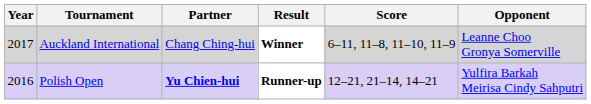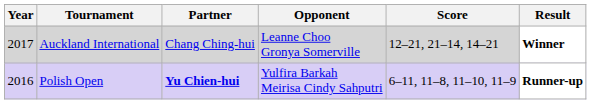columns swapped: (522, 15) <-> (291, 15)
(392, 44) 6–11, 11–8, 11–10, 11–9 -> (444, 44) 12–21, 21–14, 14–21
(383, 81) 12–21, 21–14, 14–21 -> (452, 81) 6–11, 11–8, 11–10, 11–9
